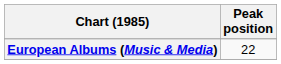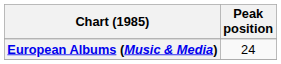(248, 49) 22 -> (248, 49) 24
